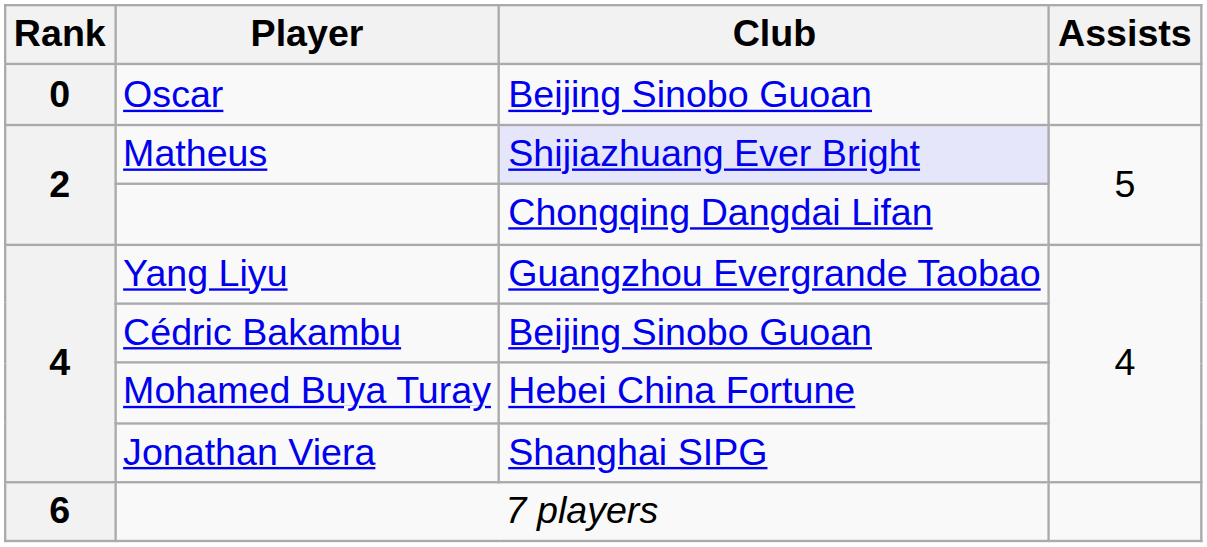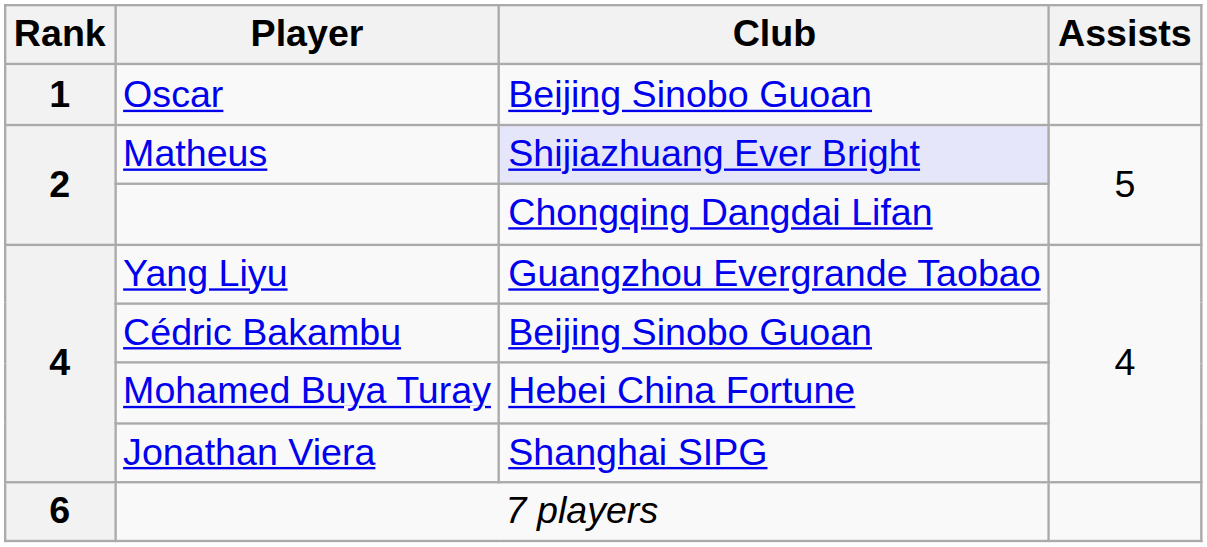(60, 93) 0 -> (60, 93) 1
